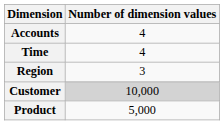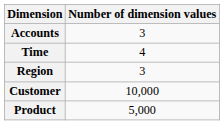(142, 33) 4 -> (142, 33) 3
(142, 91) lightgrey background -> (142, 91) no background
